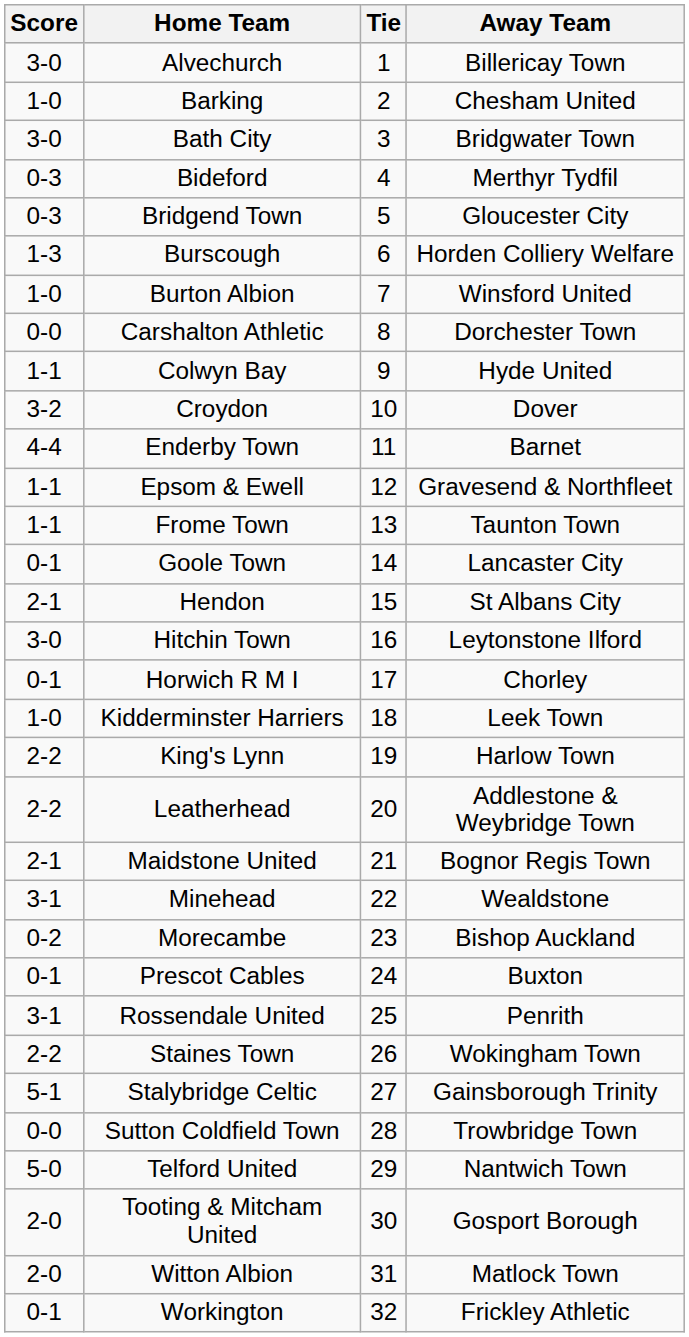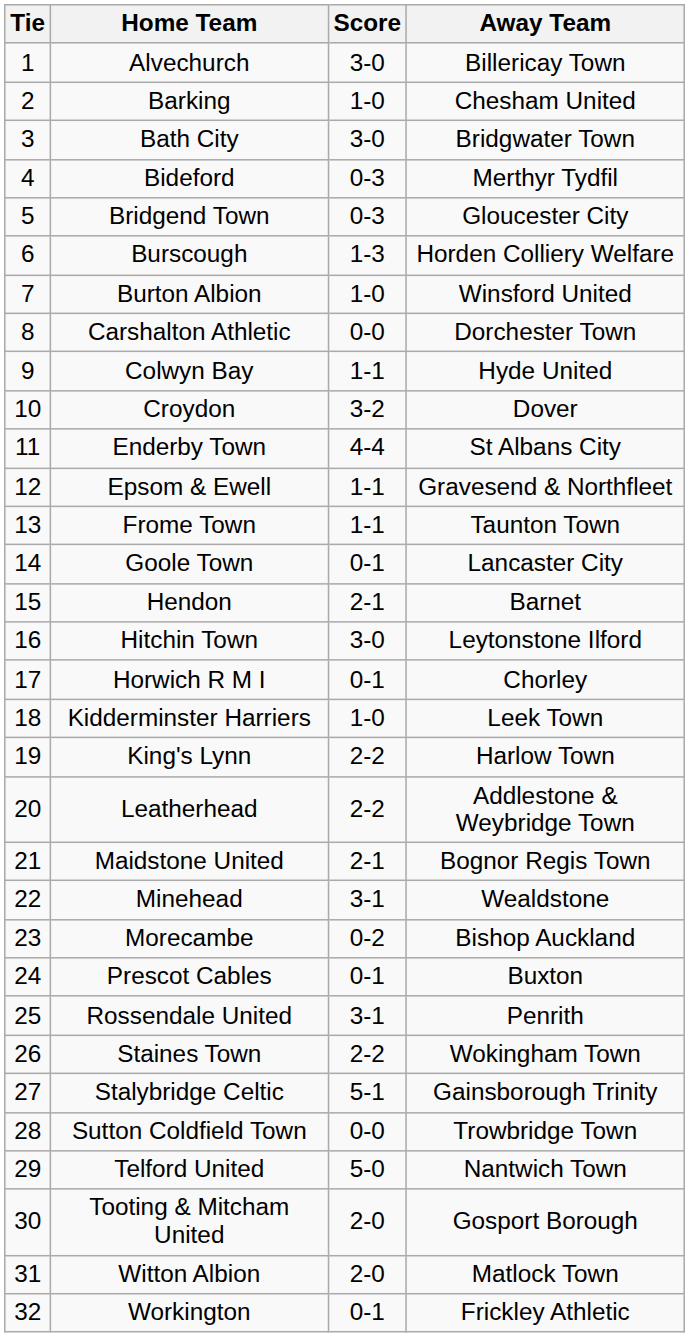columns swapped: (384, 23) <-> (44, 23)
(545, 448) Barnet -> (545, 448) St Albans City
(545, 602) St Albans City -> (545, 602) Barnet
